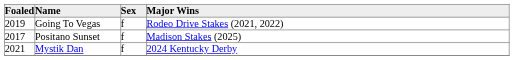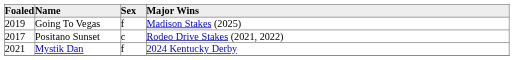(215, 23) Rodeo Drive Stakes (2021, 2022) -> (194, 23) Madison Stakes (2025)
(123, 36) f -> (123, 36) c
(194, 36) Madison Stakes (2025) -> (215, 36) Rodeo Drive Stakes (2021, 2022)
